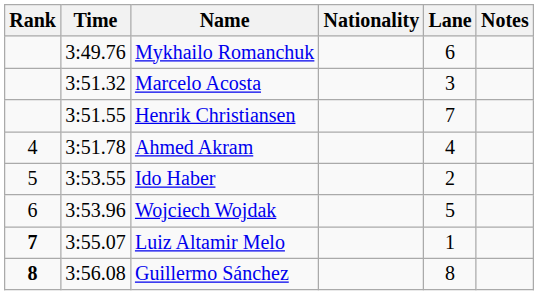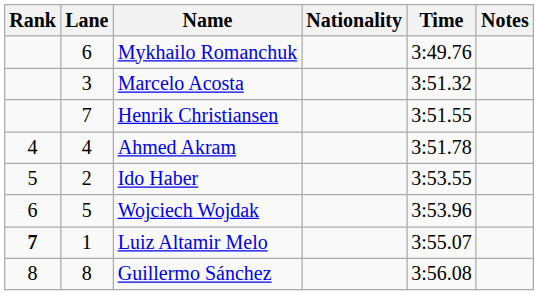columns swapped: (450, 20) <-> (95, 20)
(33, 274) bold -> (33, 274) normal
